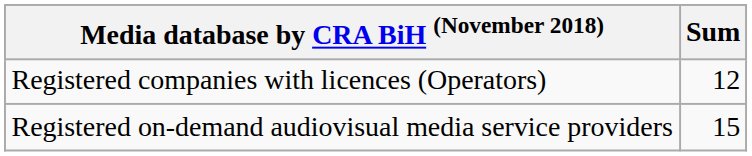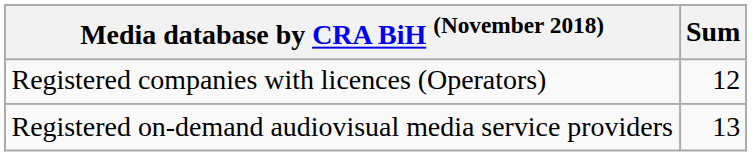(726, 127) 15 -> (726, 127) 13
